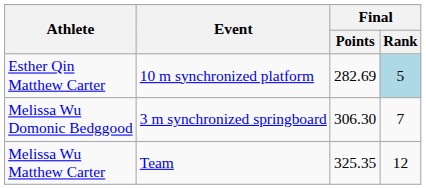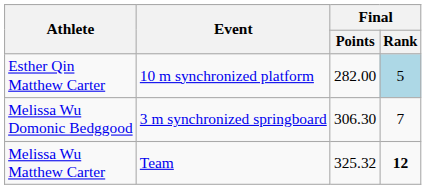(355, 76) 282.69 -> (355, 76) 282.00
(355, 163) 325.35 -> (355, 163) 325.32
(400, 163) normal -> (400, 163) bold
